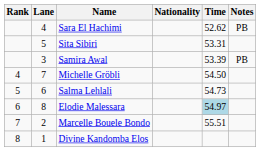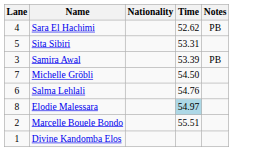- column: (18, 12)
(215, 91) 54.73 -> (189, 91) 54.76
